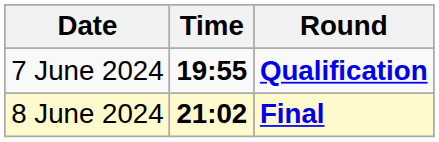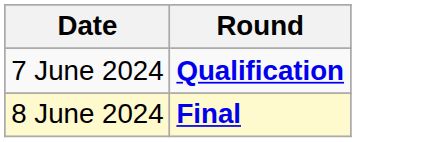- column: (212, 26)
